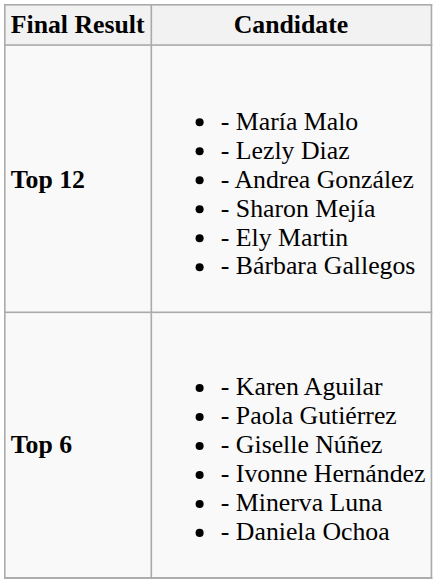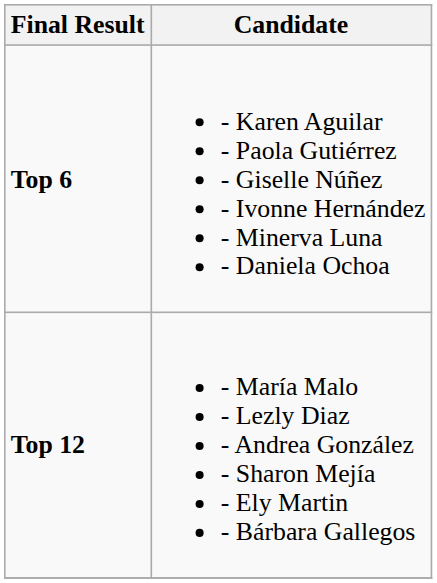rows swapped: (41, 444) <-> (48, 178)
